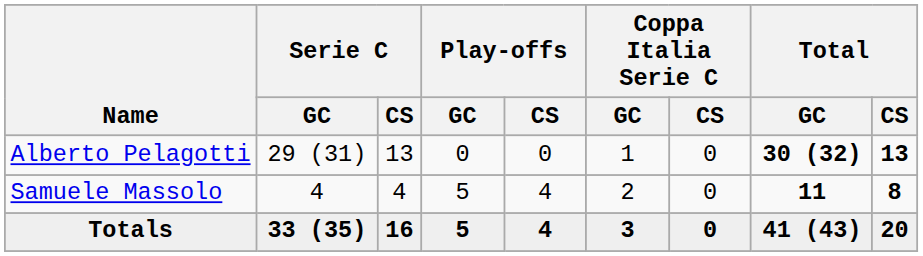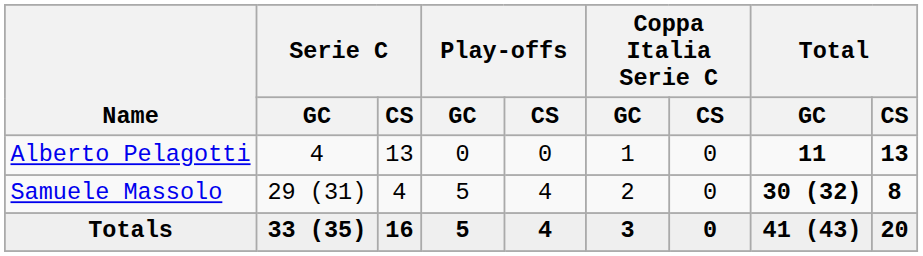(317, 155) 29 (31) -> (317, 155) 4
(812, 155) 30 (32) -> (812, 155) 11
(317, 193) 4 -> (317, 193) 29 (31)
(812, 193) 11 -> (812, 193) 30 (32)
